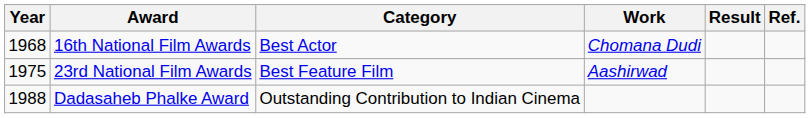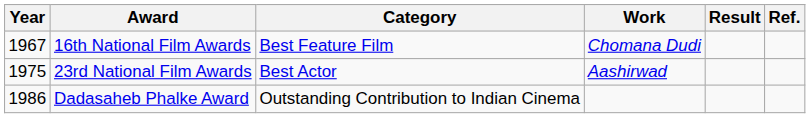(27, 44) 1968 -> (27, 44) 1967
(298, 44) Best Actor -> (326, 44) Best Feature Film
(326, 71) Best Feature Film -> (298, 71) Best Actor
(27, 98) 1988 -> (27, 98) 1986
